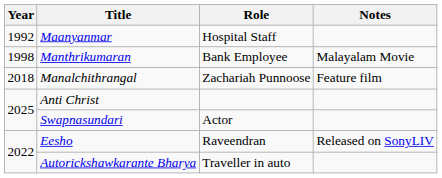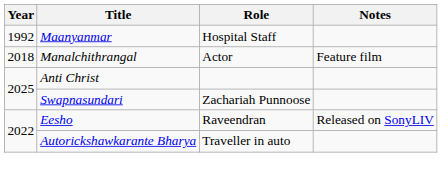- row: (86, 57)
(256, 78) Zachariah Punnoose -> (217, 57) Actor
(217, 120) Actor -> (256, 99) Zachariah Punnoose
